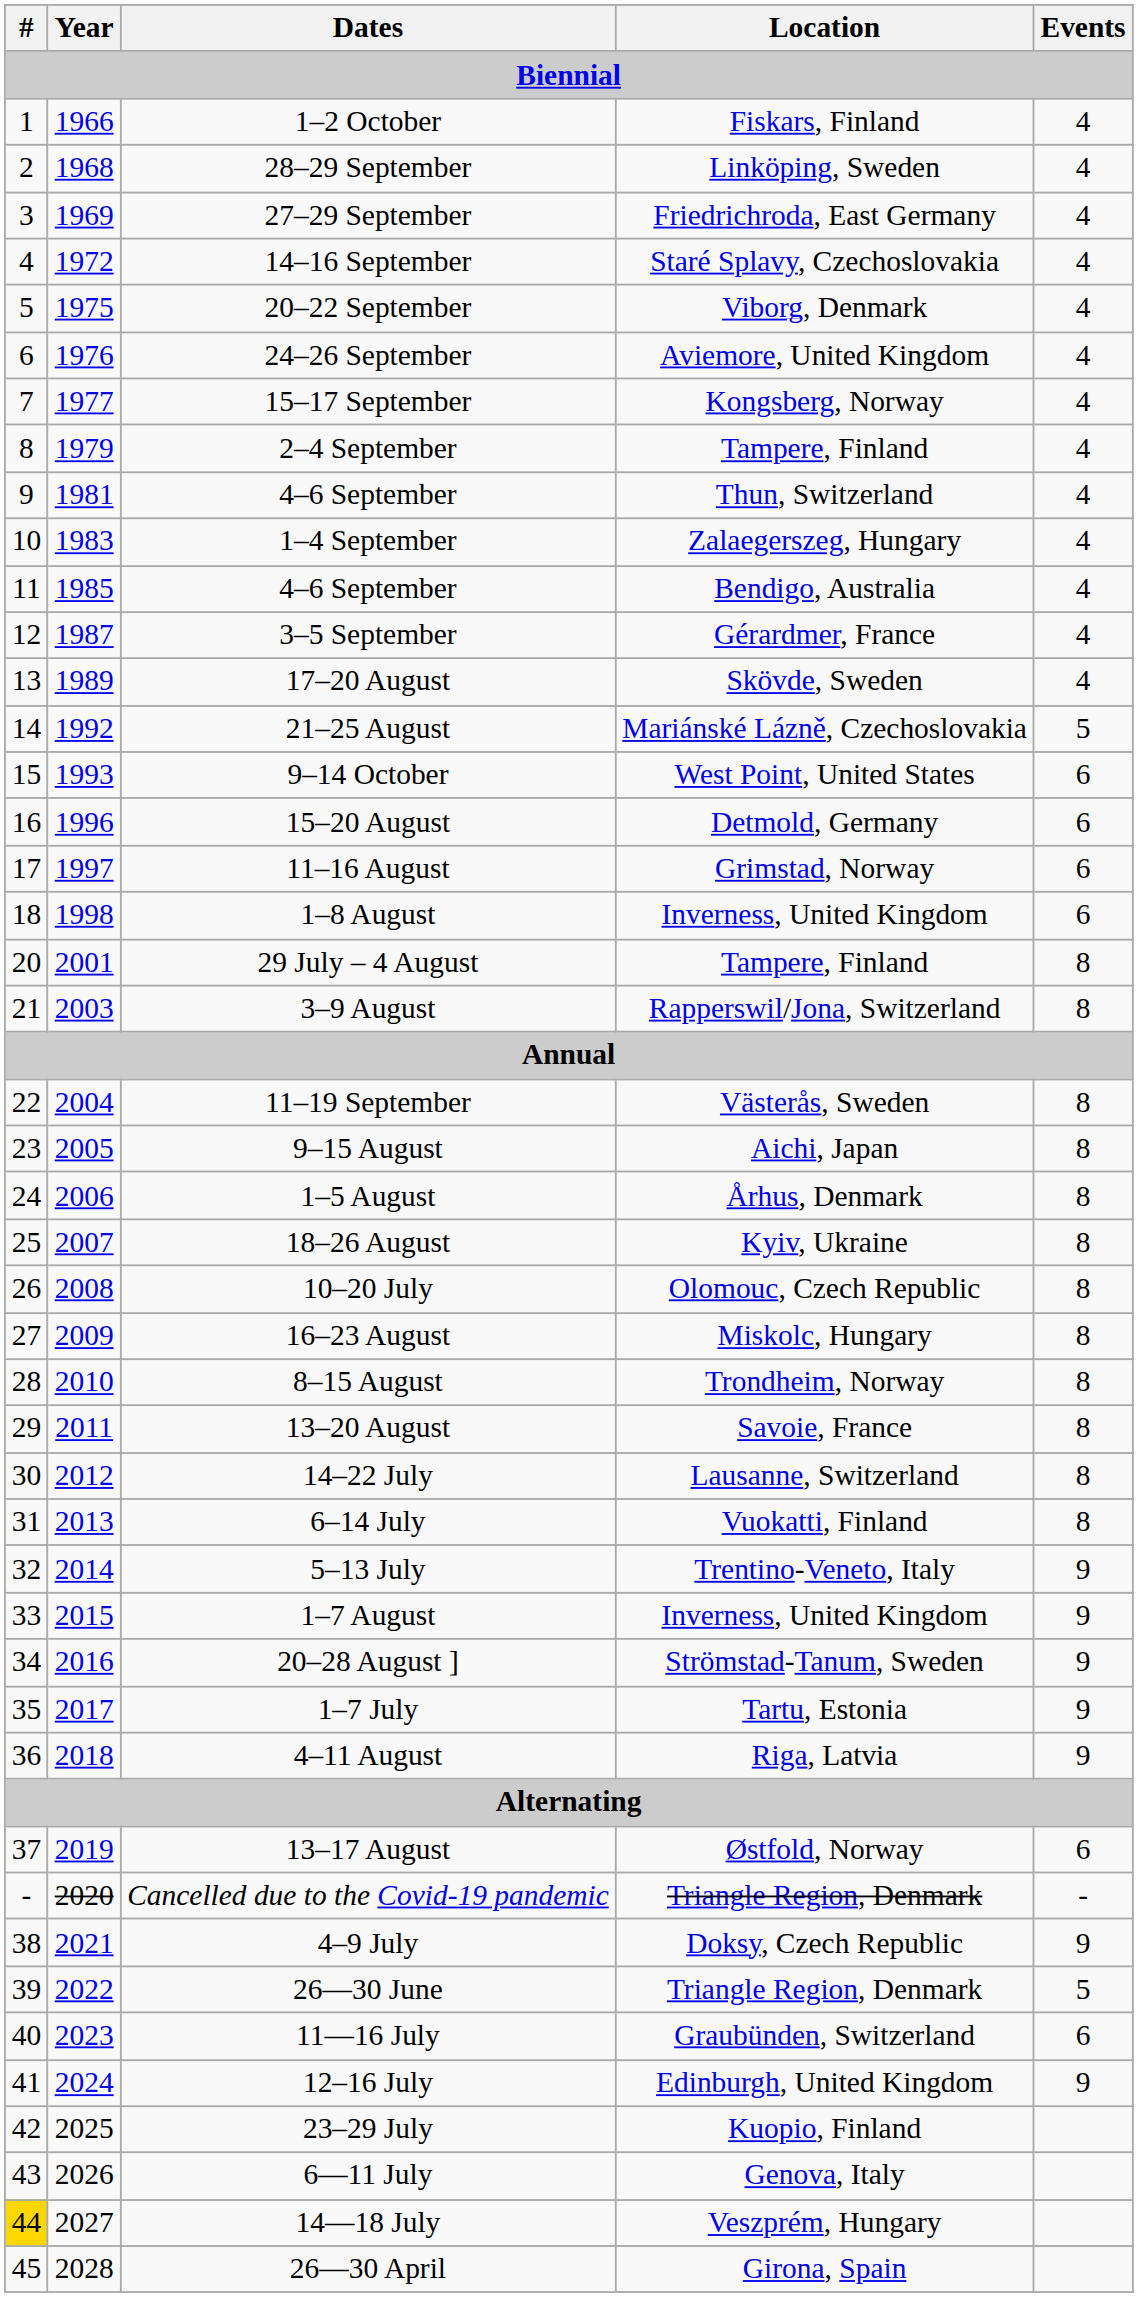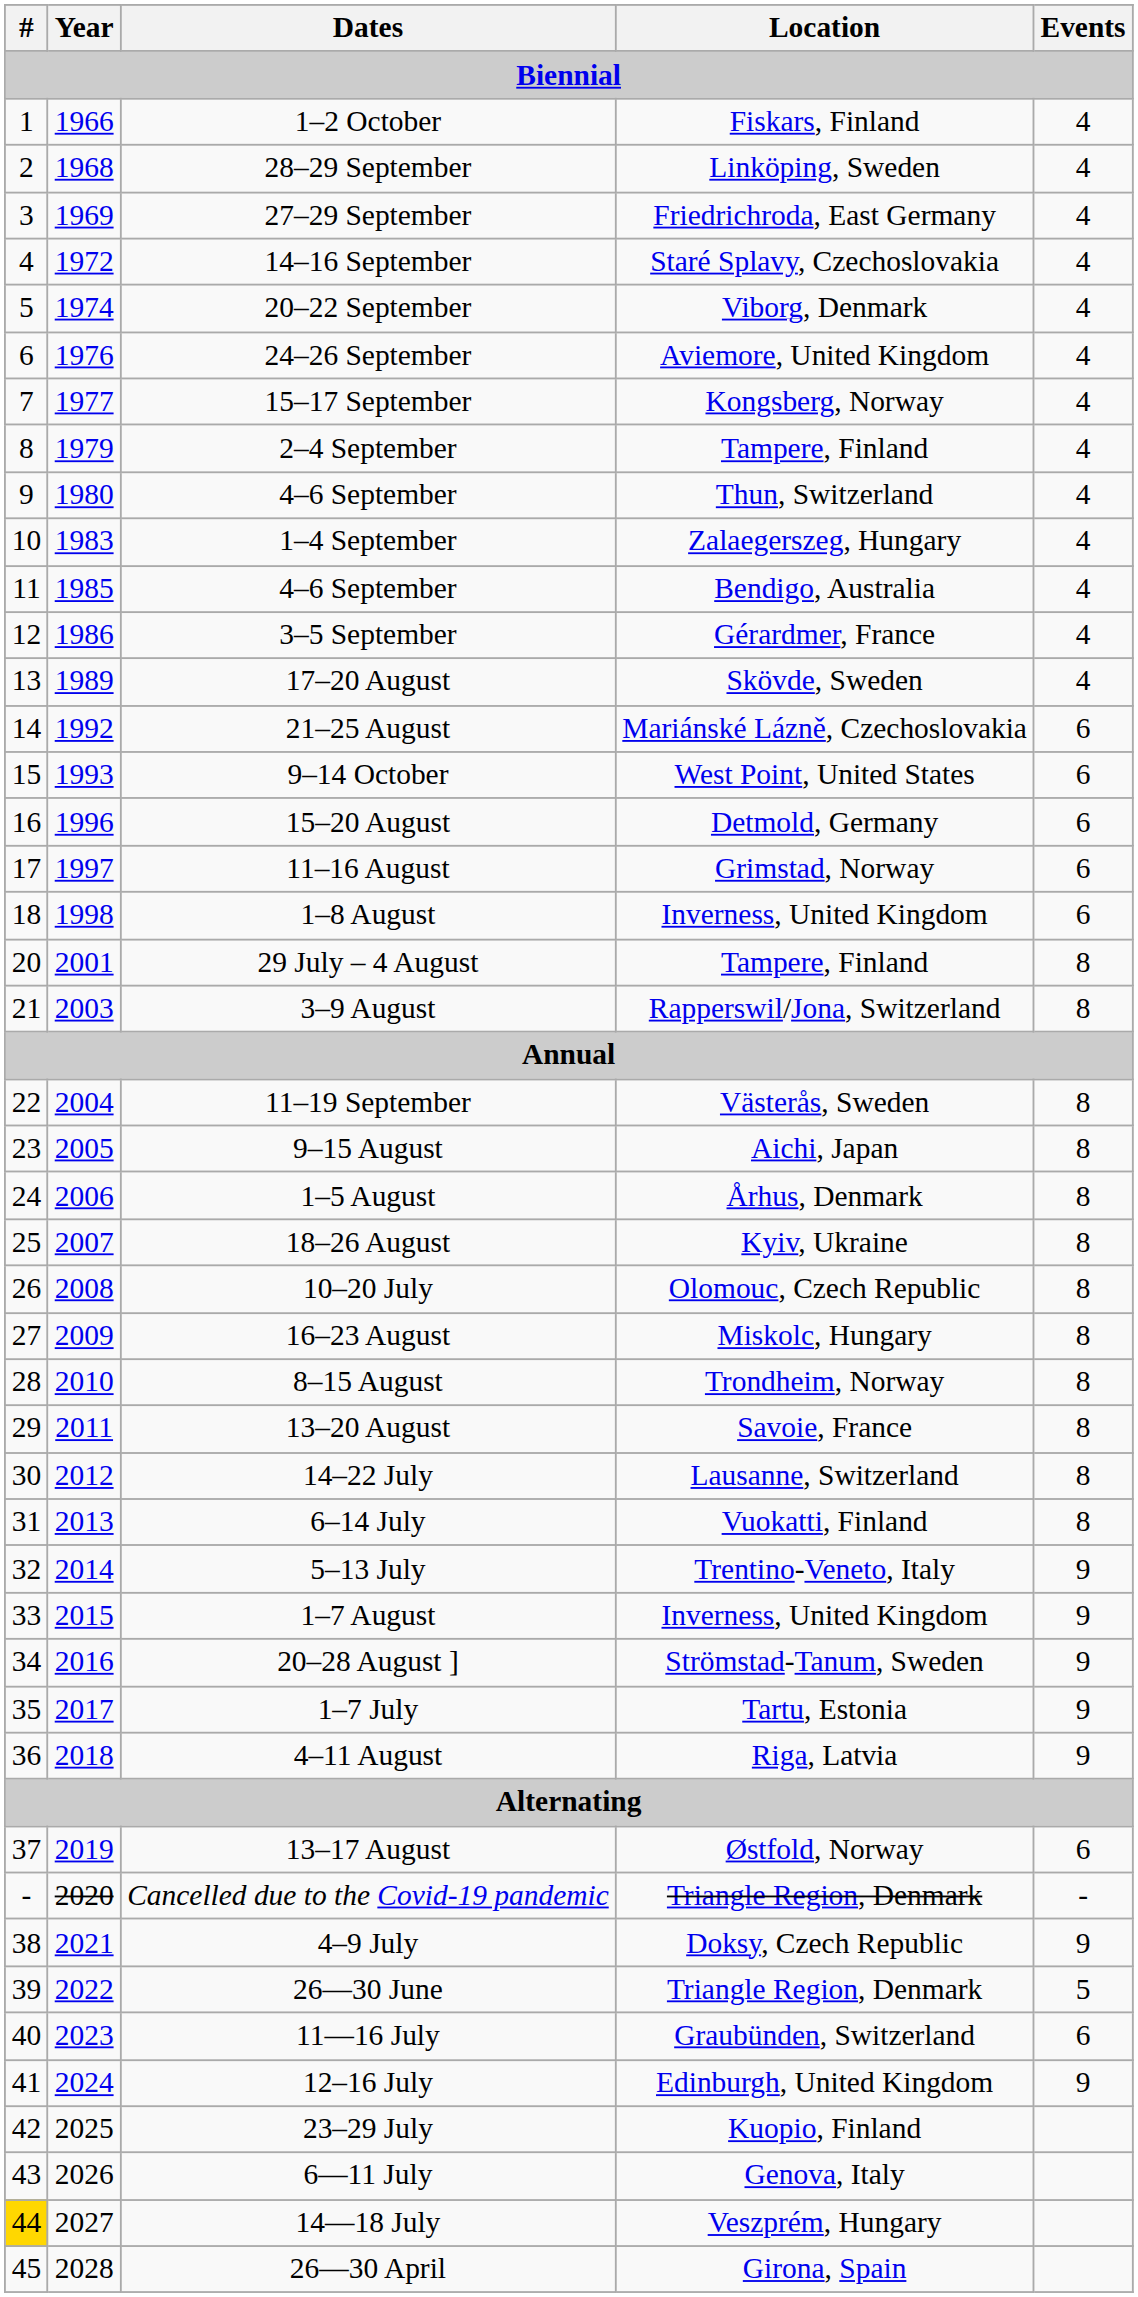(84, 307) 1975 -> (84, 307) 1974
(84, 494) 1981 -> (84, 494) 1980
(84, 634) 1987 -> (84, 634) 1986
(1083, 728) 5 -> (1083, 728) 6
